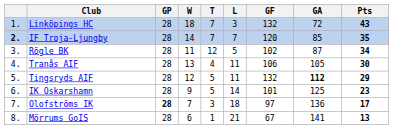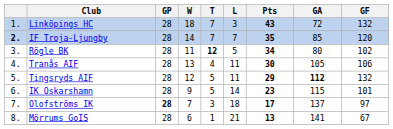columns swapped: (270, 11) <-> (365, 11)
(212, 51) normal -> (212, 51) bold
(317, 51) 87 -> (317, 51) 80
(317, 91) 125 -> (317, 91) 115
(317, 104) 136 -> (317, 104) 137
